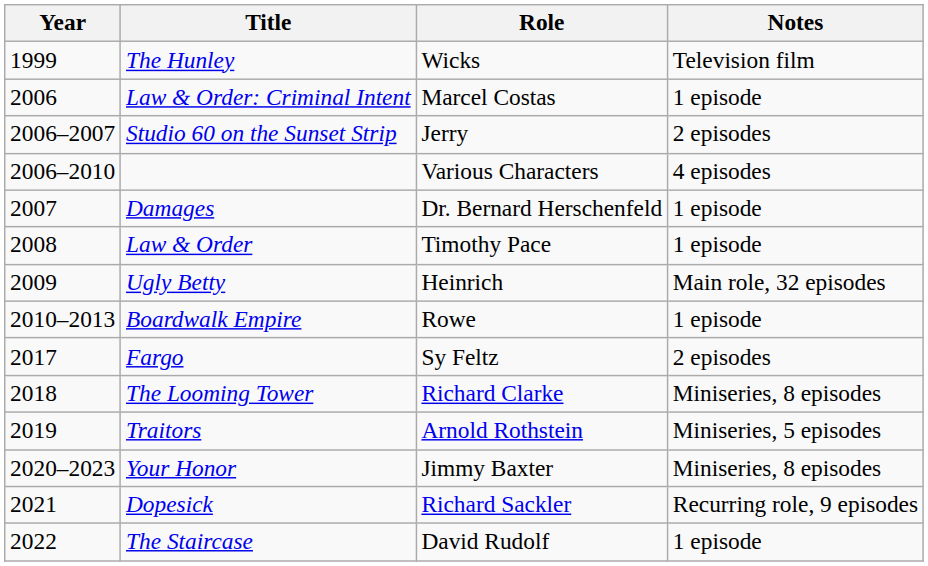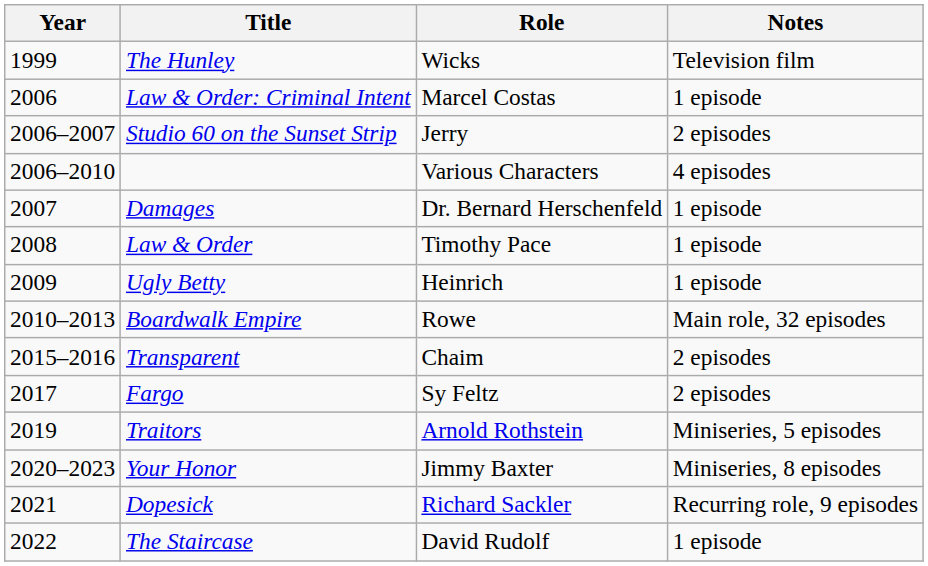(779, 282) Main role, 32 episodes -> (717, 282) 1 episode
(717, 319) 1 episode -> (779, 319) Main role, 32 episodes
+ row: (183, 356)
- row: (220, 393)
